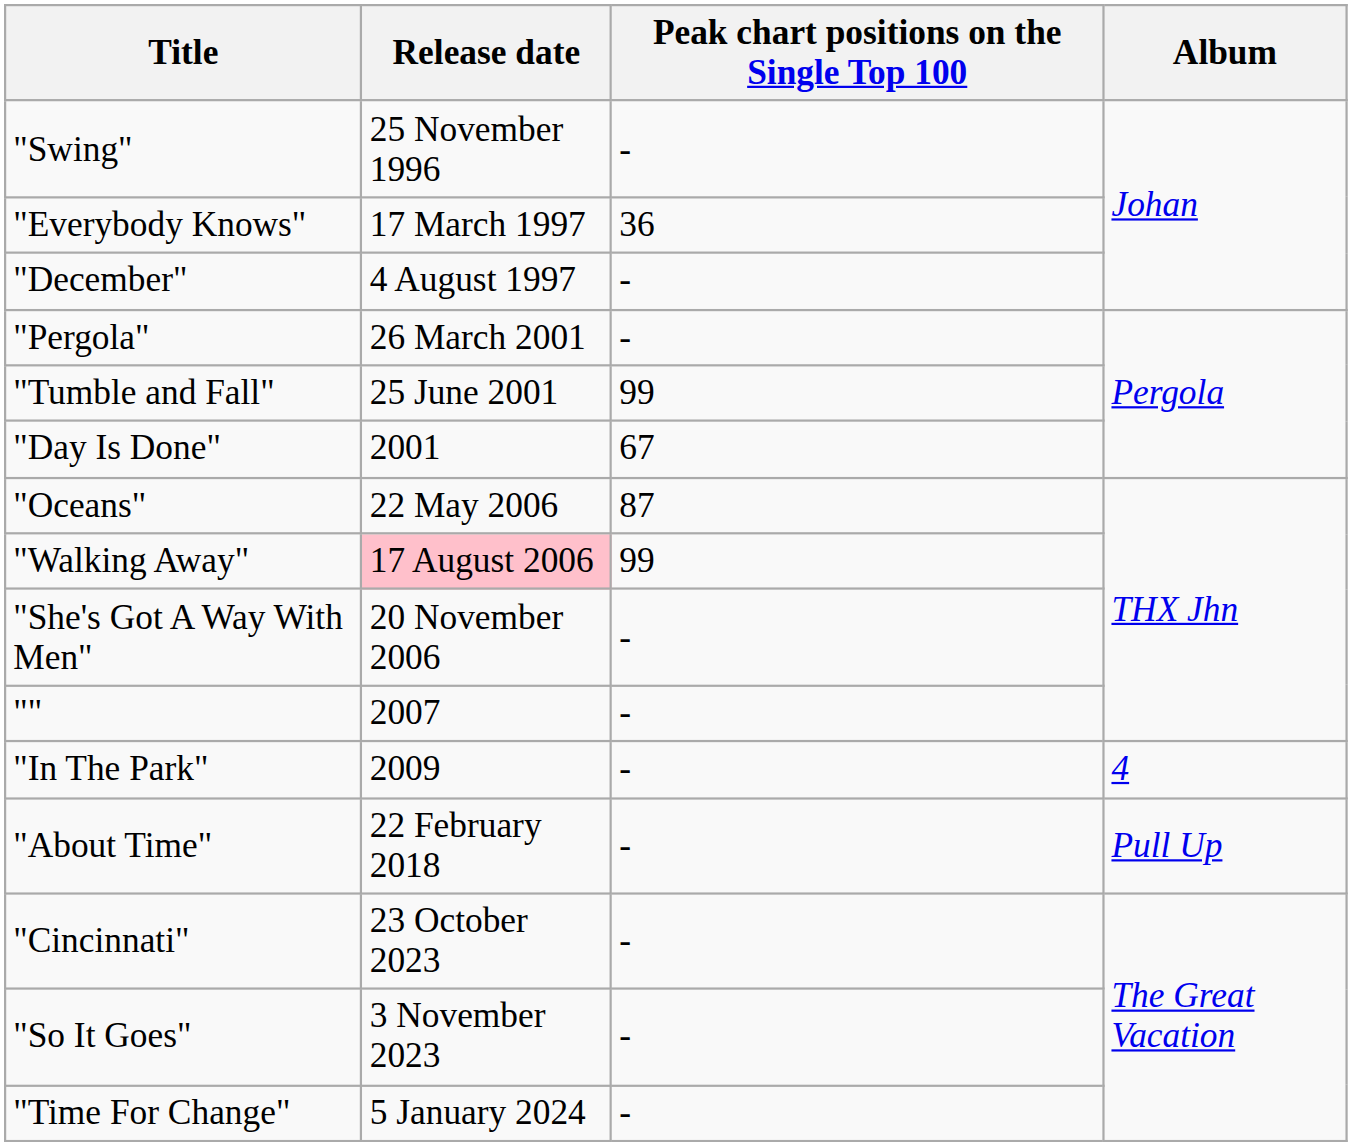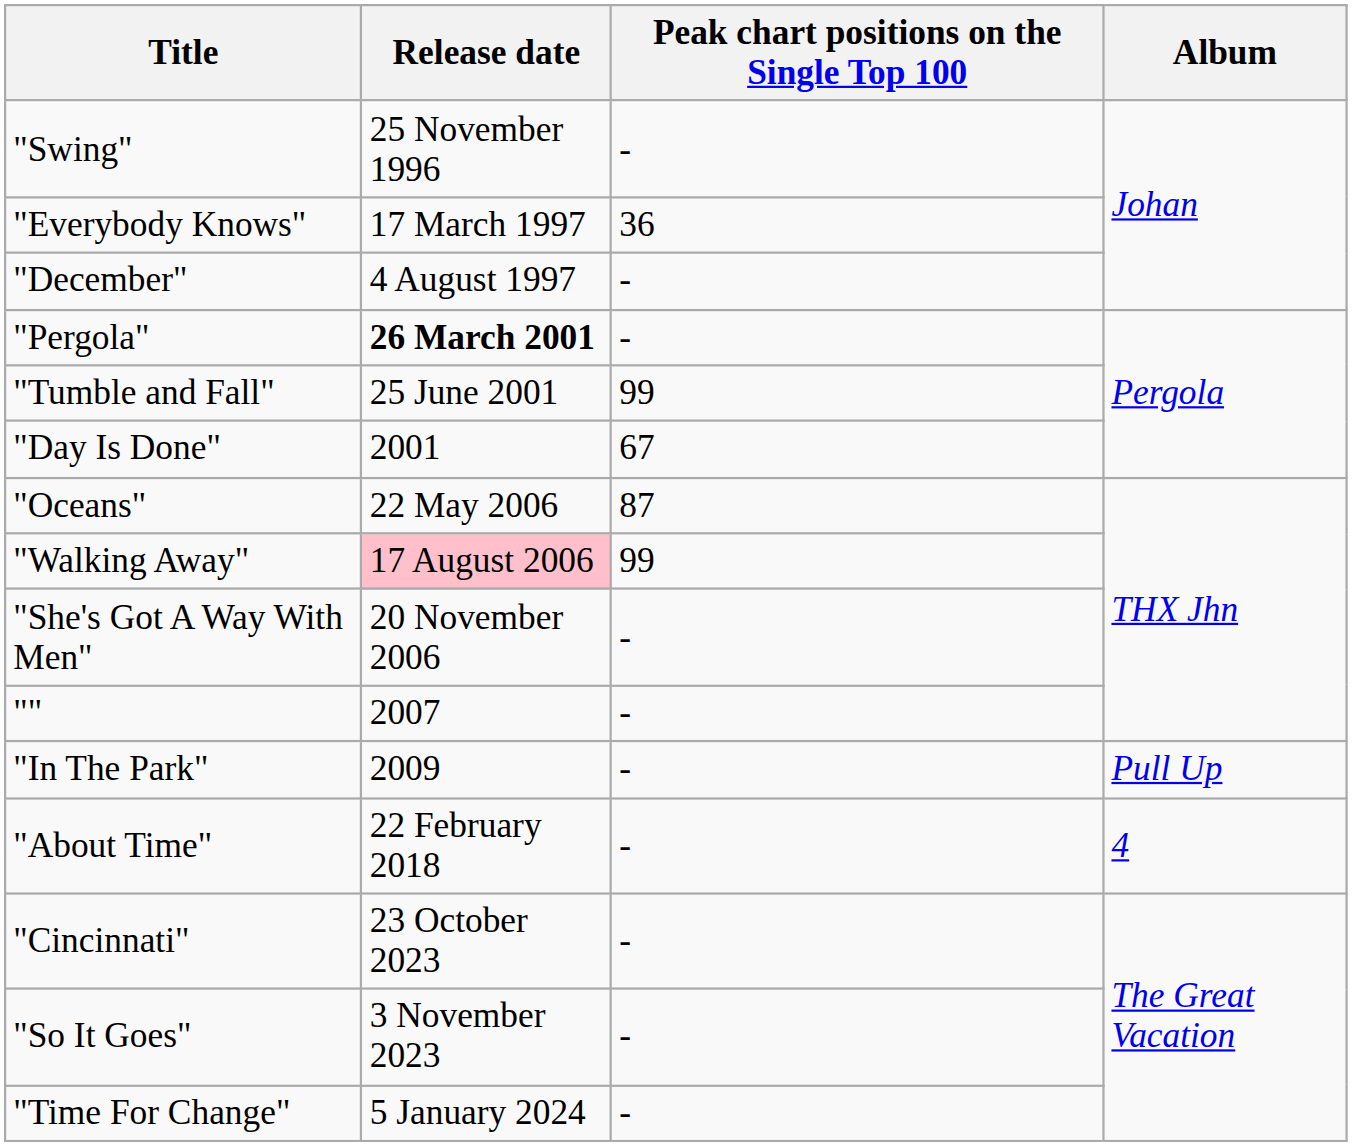(478, 336) normal -> (482, 336) bold
(1120, 768) 4 -> (1167, 768) Pull Up
(1167, 844) Pull Up -> (1120, 844) 4
